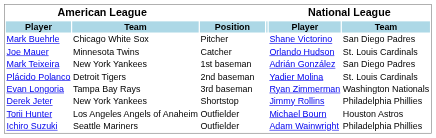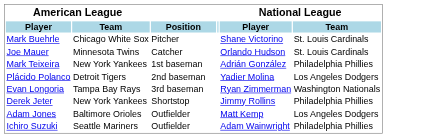(379, 39) San Diego Padres -> (331, 39) St. Louis Cardinals
(379, 64) San Diego Padres -> (333, 64) Philadelphia Phillies
(380, 77) St. Louis Cardinals -> (336, 77) Los Angeles Dodgers
- row: (29, 114)
+ row: (31, 114)
